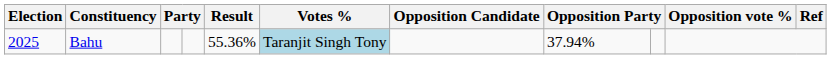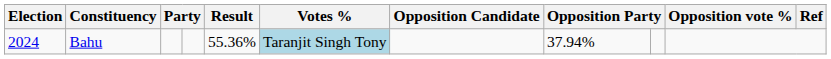(24, 41) 2025 -> (24, 41) 2024
